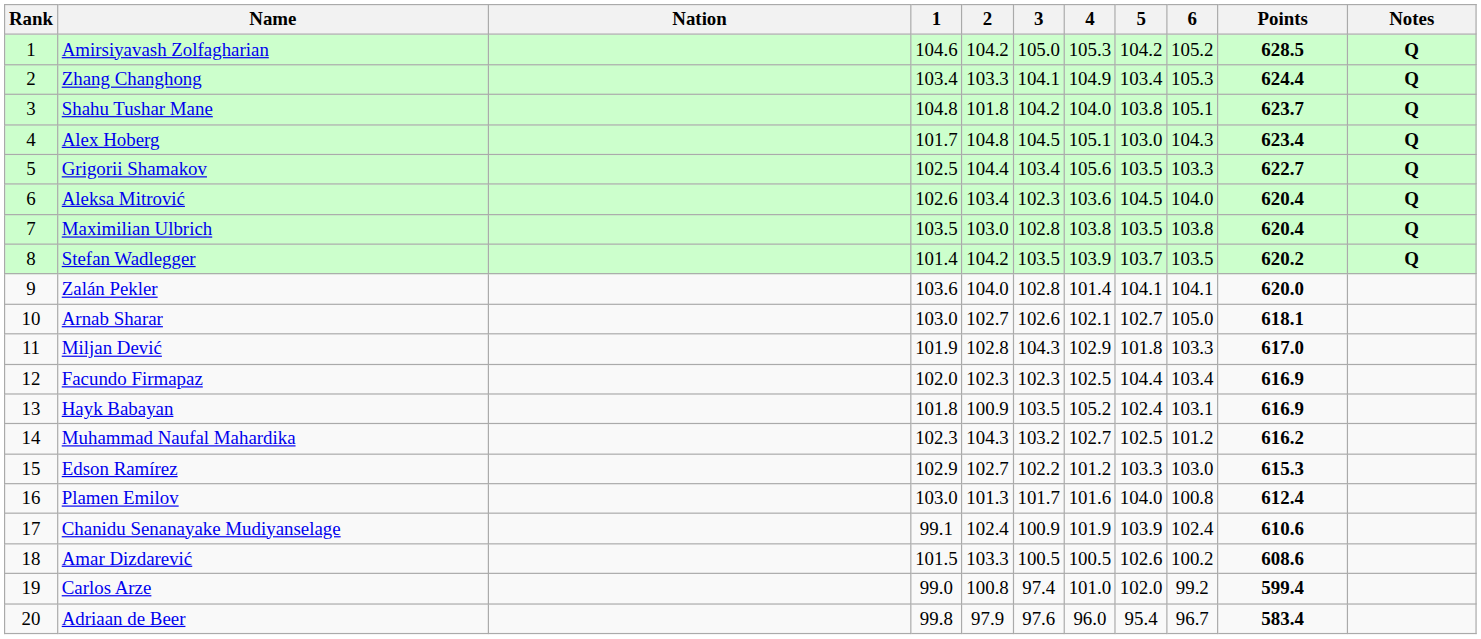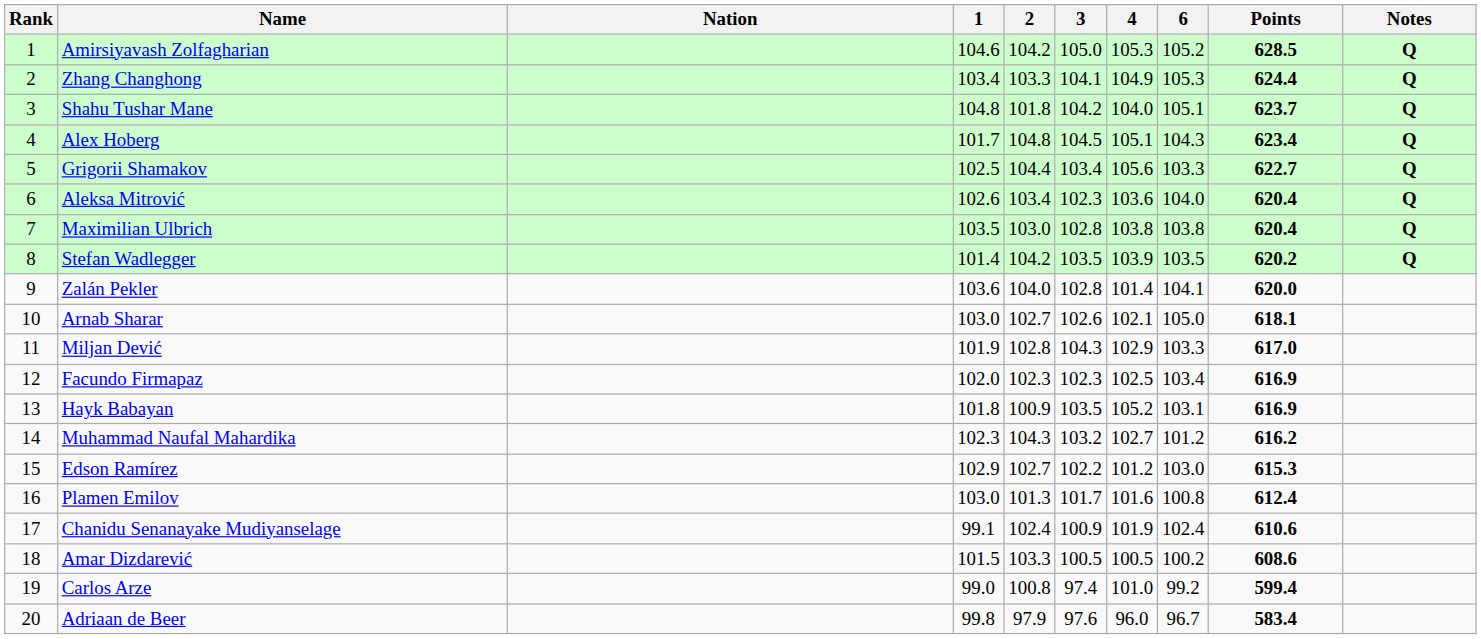- column: (1141, 19)
